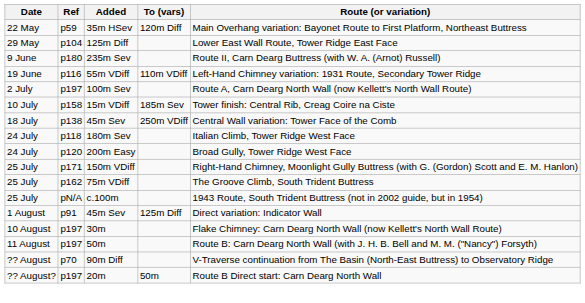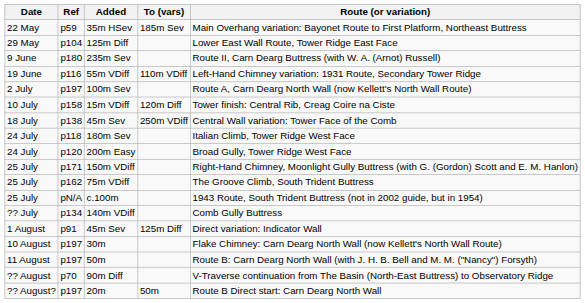(161, 27) 120m Diff -> (162, 27) 185m Sev
(162, 105) 185m Sev -> (161, 105) 120m Diff
+ row: (22, 213)
